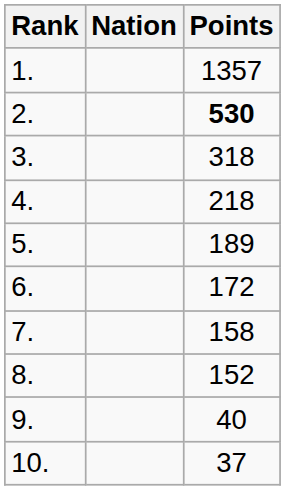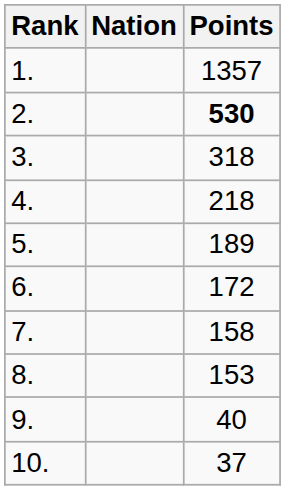(232, 375) 152 -> (232, 375) 153
